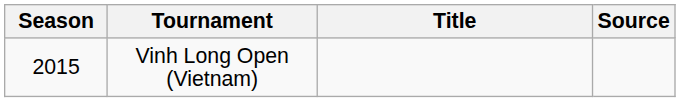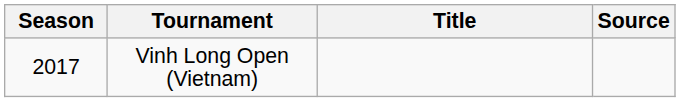(56, 67) 2015 -> (56, 67) 2017
